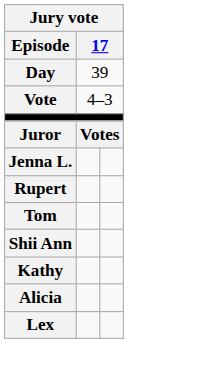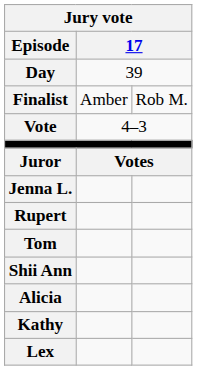+ row: (40, 99)
rows swapped: (40, 297) <-> (40, 270)
